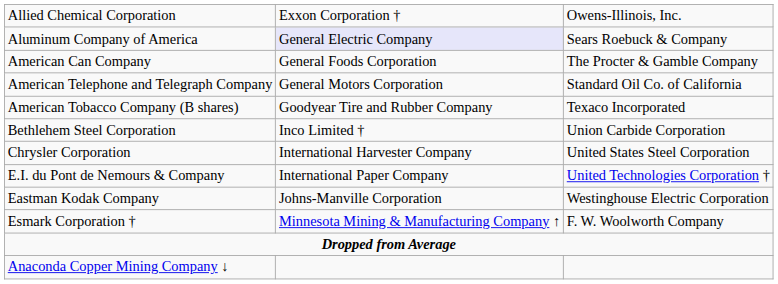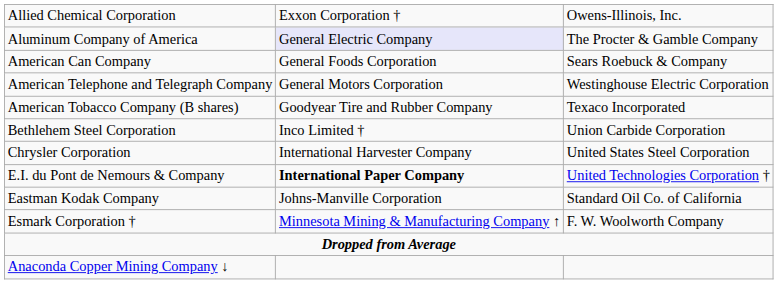(647, 38) Sears Roebuck & Company -> (662, 38) The Procter & Gamble Company
(662, 61) The Procter & Gamble Company -> (647, 61) Sears Roebuck & Company
(654, 84) Standard Oil Co. of California -> (668, 84) Westinghouse Electric Corporation
(364, 175) normal -> (372, 175) bold
(668, 198) Westinghouse Electric Corporation -> (654, 198) Standard Oil Co. of California
